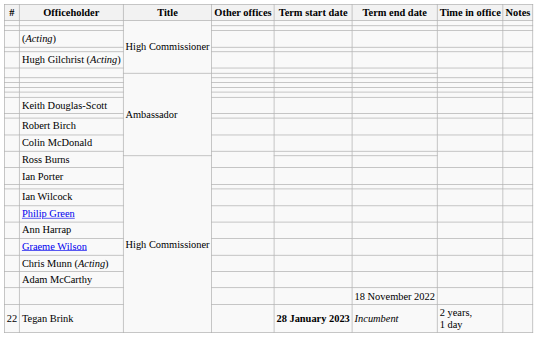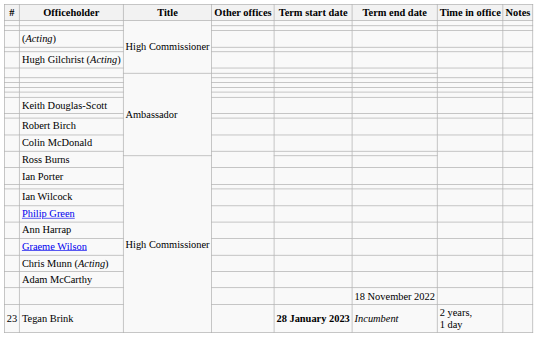(12, 318) 22 -> (12, 318) 23
